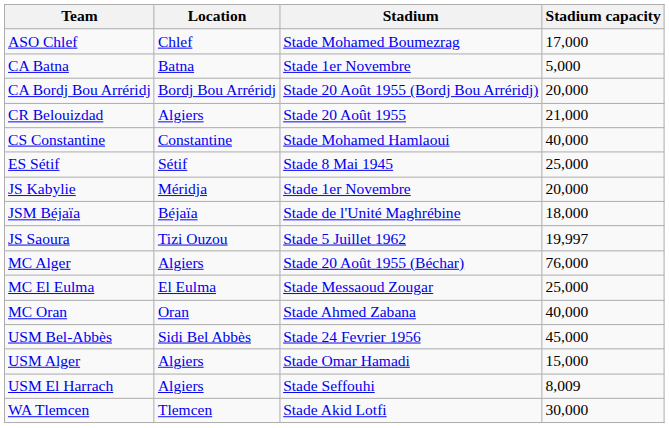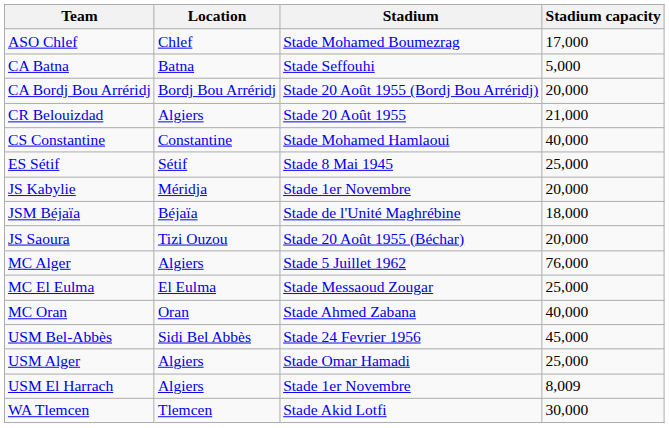(347, 66) Stade 1er Novembre -> (329, 66) Stade Seffouhi
(345, 238) Stade 5 Juillet 1962 -> (374, 238) Stade 20 Août 1955 (Béchar)
(567, 238) 19,997 -> (567, 238) 20,000
(374, 262) Stade 20 Août 1955 (Béchar) -> (345, 262) Stade 5 Juillet 1962
(567, 361) 15,000 -> (567, 361) 25,000
(329, 386) Stade Seffouhi -> (347, 386) Stade 1er Novembre
